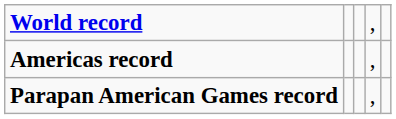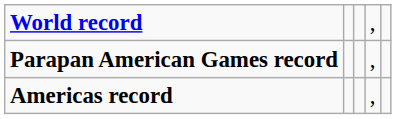rows swapped: (174, 95) <-> (91, 58)
